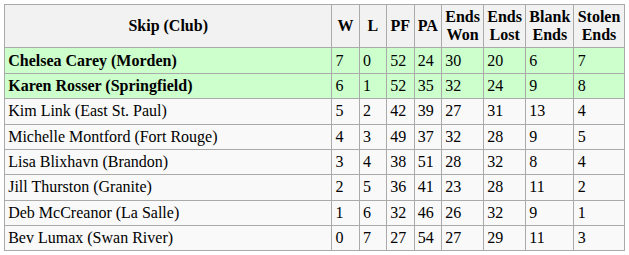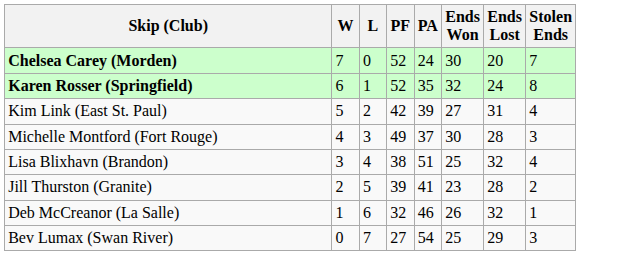- column: (550, 26)
(453, 136) 32 -> (453, 136) 30
(582, 136) 5 -> (533, 136) 3
(453, 162) 28 -> (453, 162) 25
(398, 187) 36 -> (398, 187) 39
(453, 238) 27 -> (453, 238) 25
